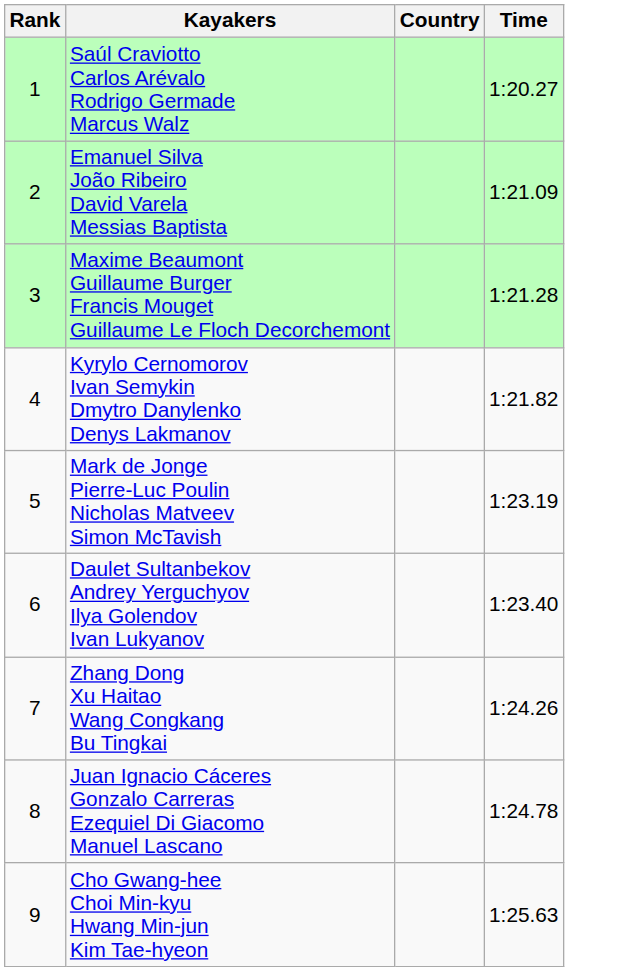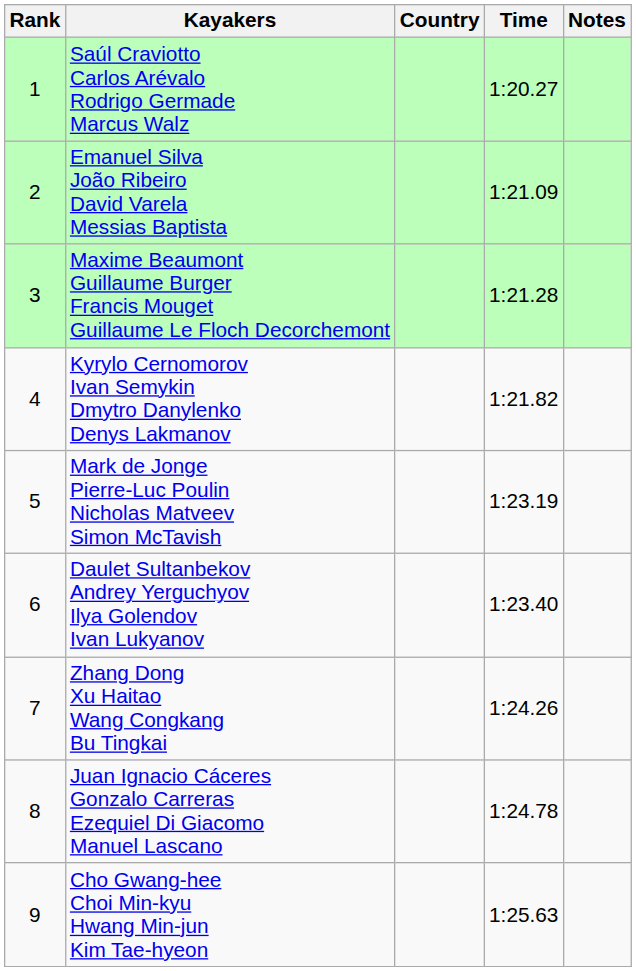+ column: (597, 20)
